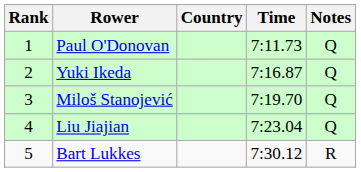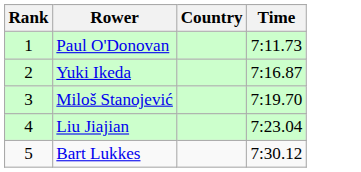- column: (331, 18)
